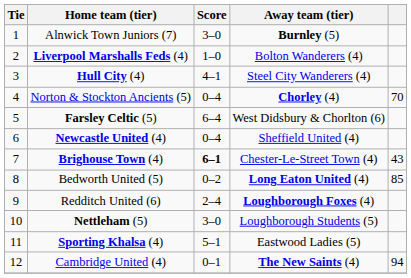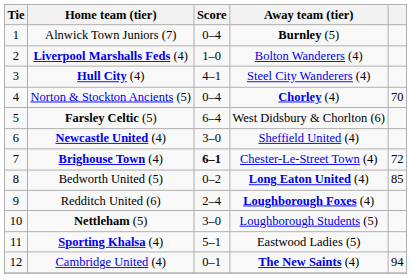(212, 35) 3–0 -> (212, 35) 0–4
(212, 138) 0–4 -> (212, 138) 3–0
(397, 158) 43 -> (397, 158) 72
